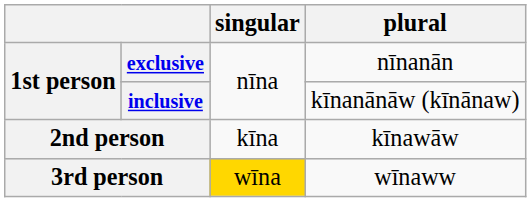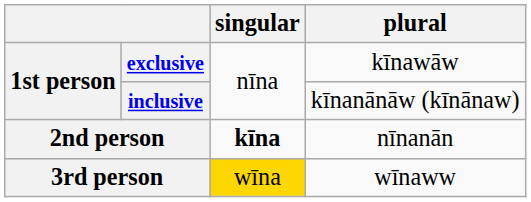(415, 61) nīnanān -> (415, 61) kīnawāw
(257, 138) normal -> (257, 138) bold
(415, 138) kīnawāw -> (415, 138) nīnanān
